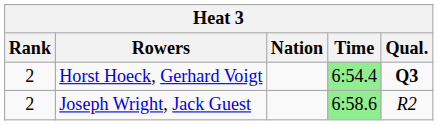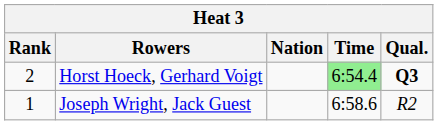(30, 104) 2 -> (30, 104) 1
(354, 104) lightgreen background -> (354, 104) no background
